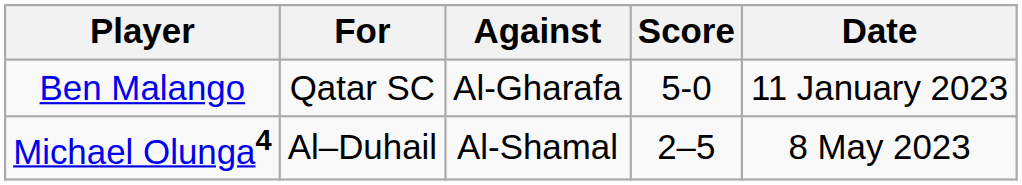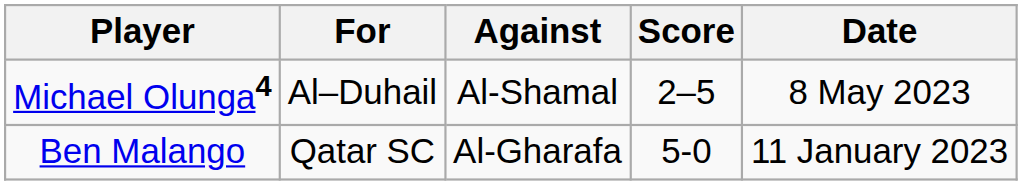rows swapped: (142, 87) <-> (142, 147)
